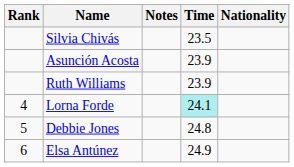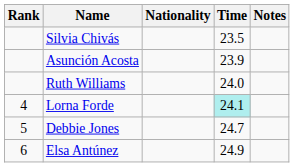columns swapped: (253, 15) <-> (162, 15)
(199, 83) 23.9 -> (232, 83) 24.0
(199, 128) 24.8 -> (232, 128) 24.7
